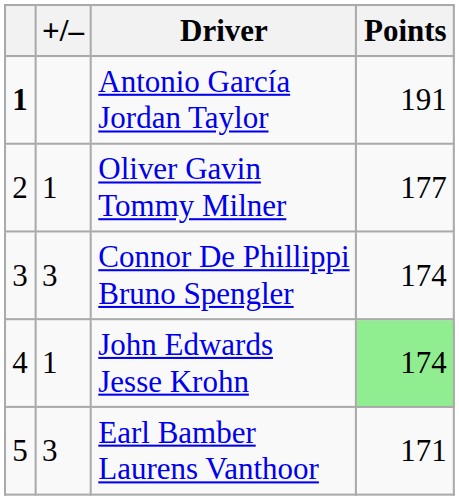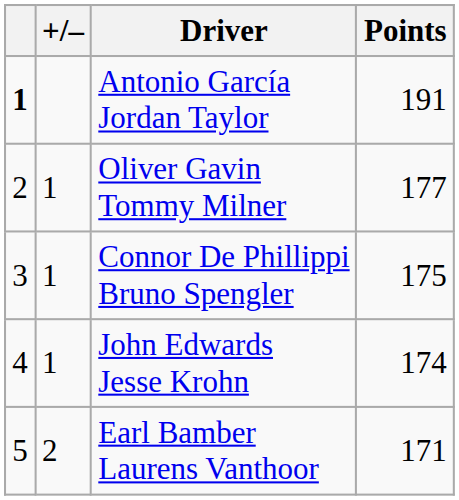(50, 275) 3 -> (50, 275) 1
(423, 275) 174 -> (423, 275) 175
(423, 363) lightgreen background -> (423, 363) no background
(50, 451) 3 -> (50, 451) 2
